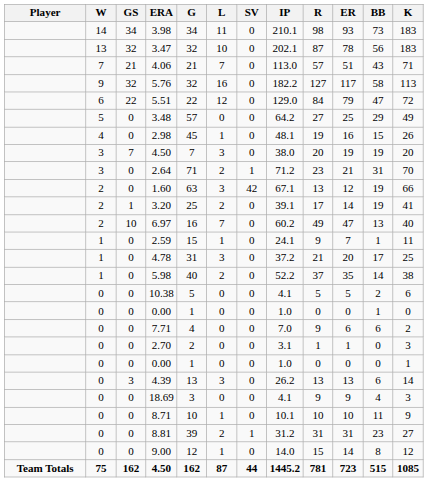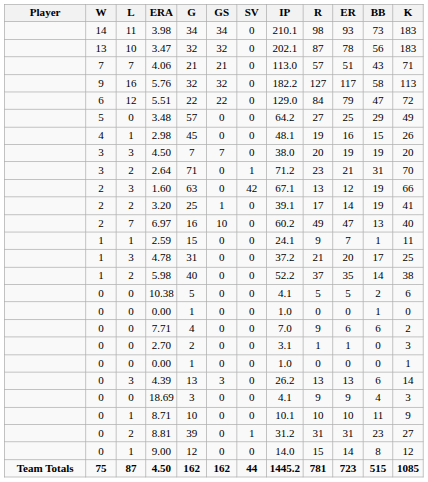columns swapped: (222, 13) <-> (131, 13)
